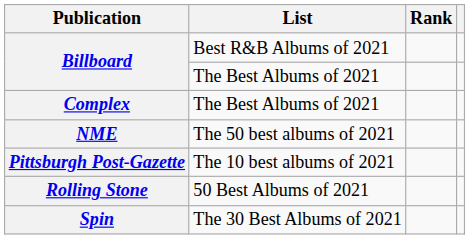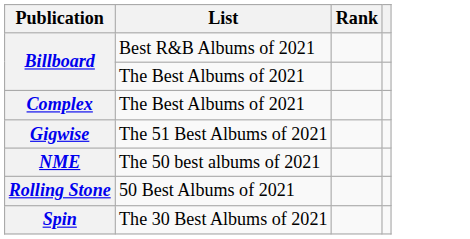+ row: (60, 133)
- row: (97, 162)
